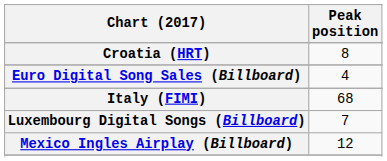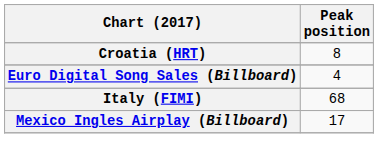- row: (157, 121)
(345, 144) 12 -> (337, 121) 17
